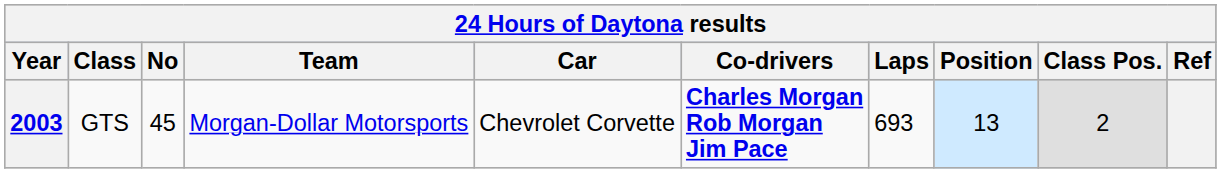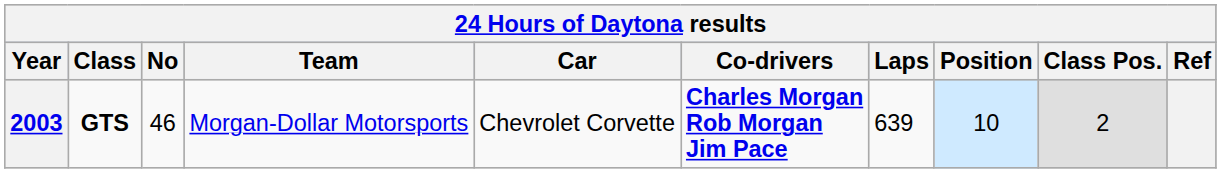(105, 124) normal -> (105, 124) bold
(163, 124) 45 -> (163, 124) 46
(894, 124) 693 -> (894, 124) 639
(986, 124) 13 -> (986, 124) 10
